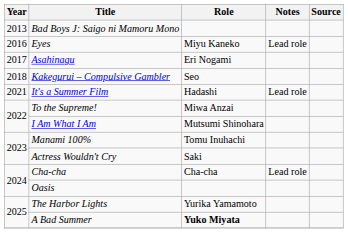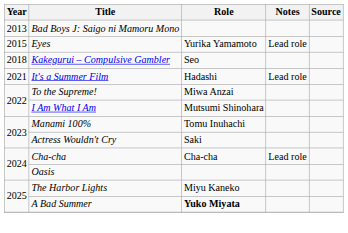(17, 44) 2016 -> (17, 44) 2015
(212, 44) Miyu Kaneko -> (220, 44) Yurika Yamamoto
- row: (53, 60)
(220, 204) Yurika Yamamoto -> (212, 188) Miyu Kaneko
